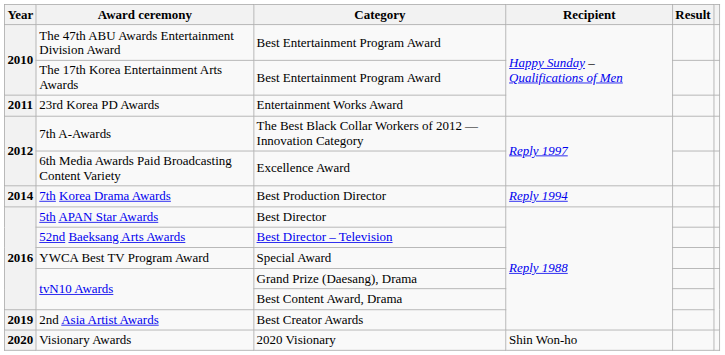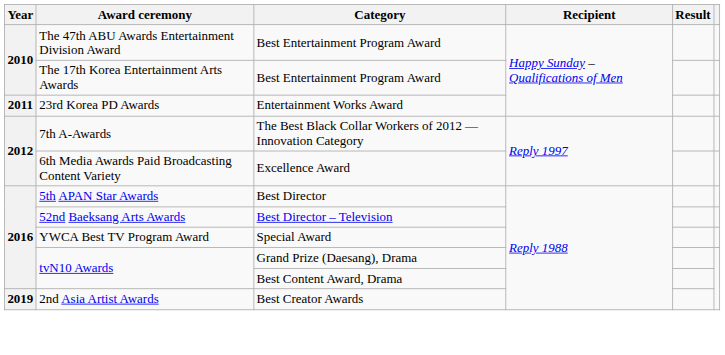- row: (105, 196)
- row: (85, 340)
